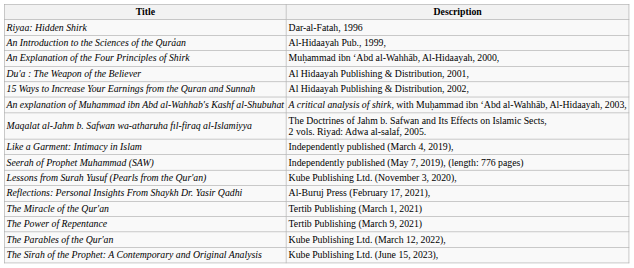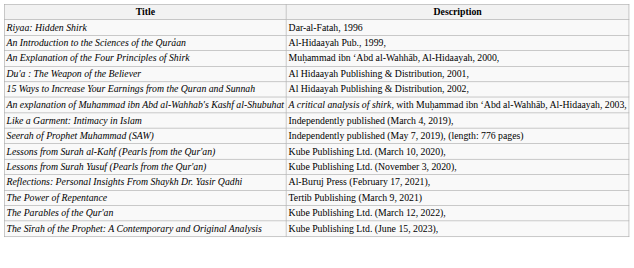- row: (129, 126)
+ row: (111, 151)
- row: (58, 208)
